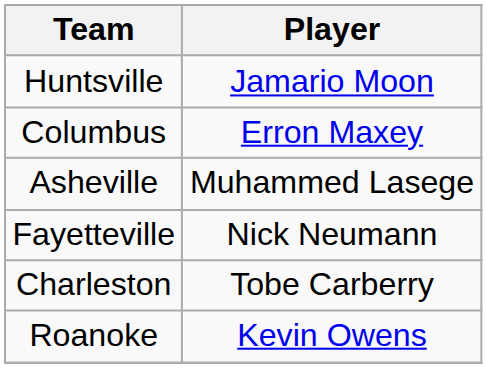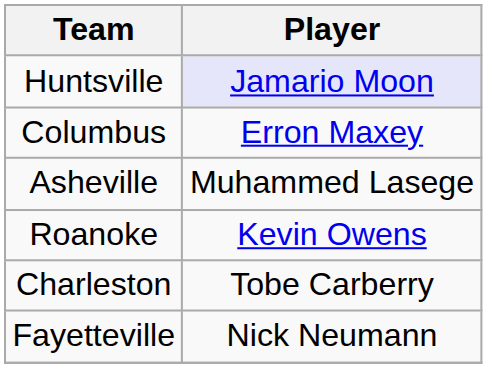(332, 81) no background -> (332, 81) lavender background
rows swapped: (94, 336) <-> (94, 234)
